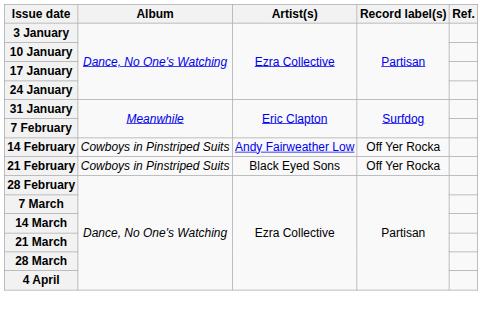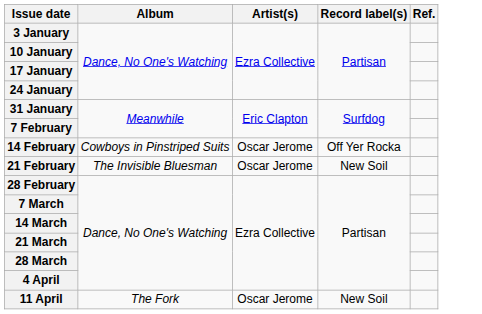(295, 147) Andy Fairweather Low -> (275, 147) Oscar Jerome
(155, 166) Cowboys in Pinstriped Suits -> (155, 166) The Invisible Bluesman
(295, 166) Black Eyed Sons -> (275, 166) Oscar Jerome
(403, 166) Off Yer Rocka -> (364, 166) New Soil
+ row: (41, 299)
